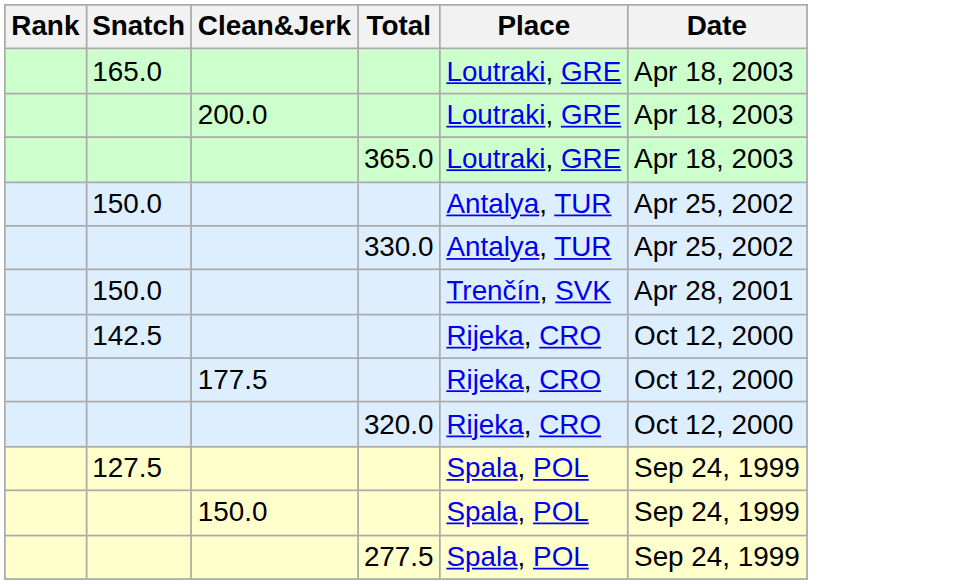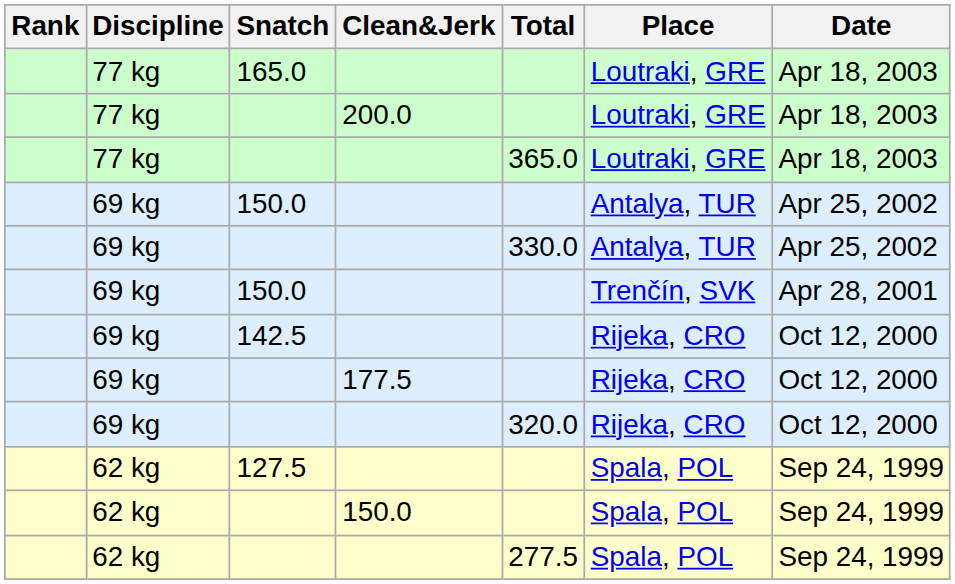+ column: (158, 26)
